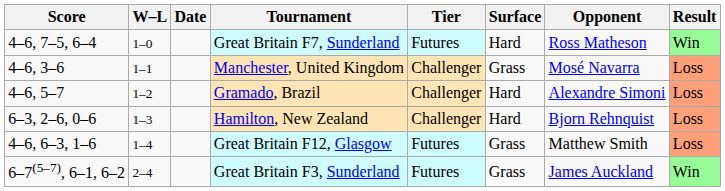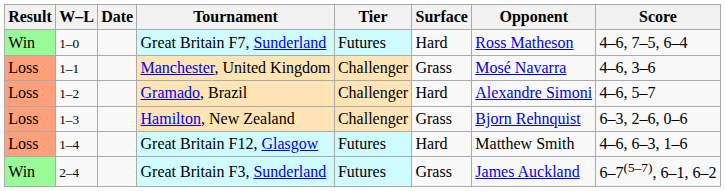columns swapped: (695, 17) <-> (67, 17)
(505, 118) Hard -> (434, 118) Grass
(507, 144) Grass -> (431, 144) Hard
